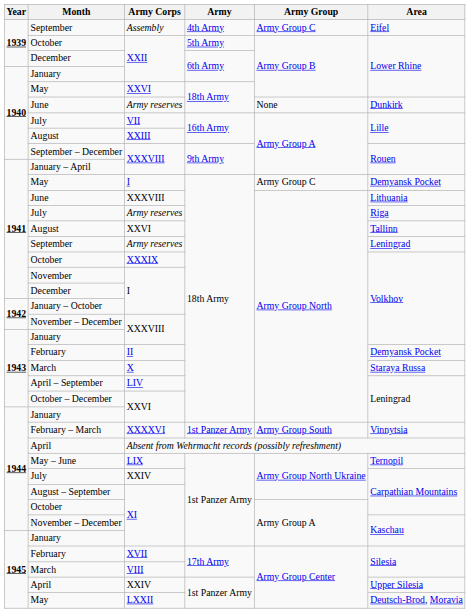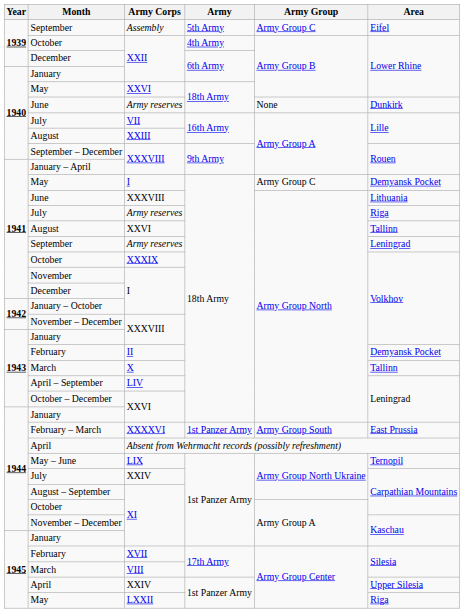(205, 27) 4th Army -> (205, 27) 5th Army
(205, 43) 5th Army -> (205, 43) 4th Army
(398, 368) Staraya Russa -> (384, 368) Tallinn
(389, 430) Vinnytsia -> (394, 430) East Prussia
(417, 600) Deutsch-Brod, Moravia -> (379, 600) Riga
